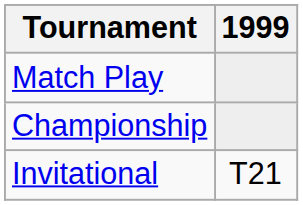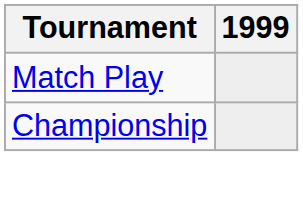- row: (85, 174)
